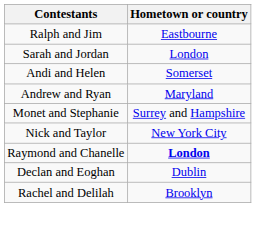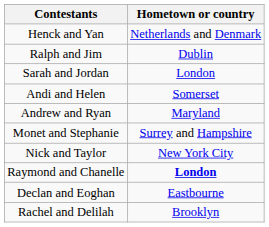+ row: (66, 34)
(189, 34) Eastbourne -> (196, 53) Dublin
(189, 172) Dublin -> (196, 192) Eastbourne
